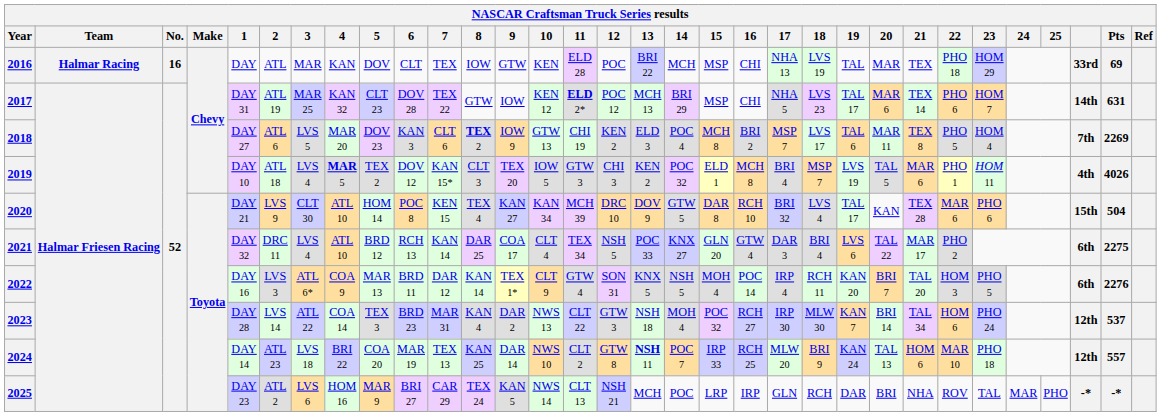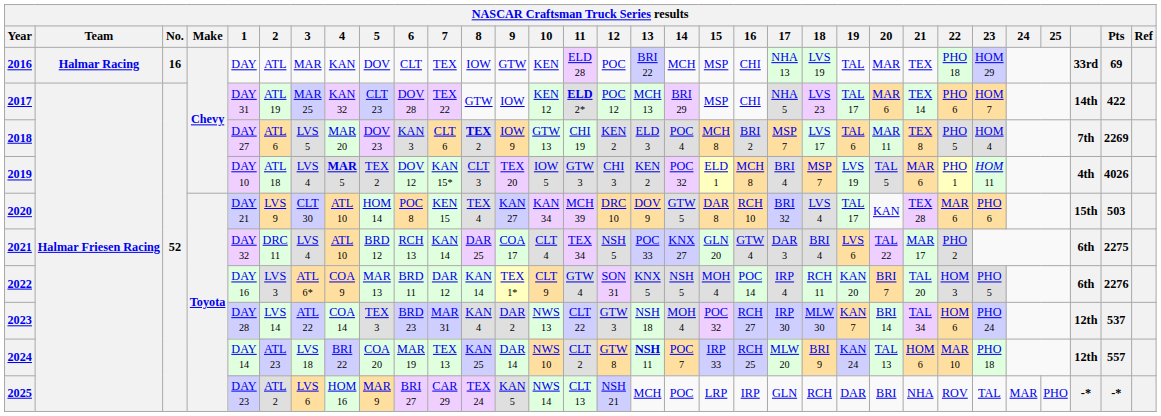(1116, 101) 631 -> (1116, 101) 422
(1116, 211) 504 -> (1116, 211) 503
